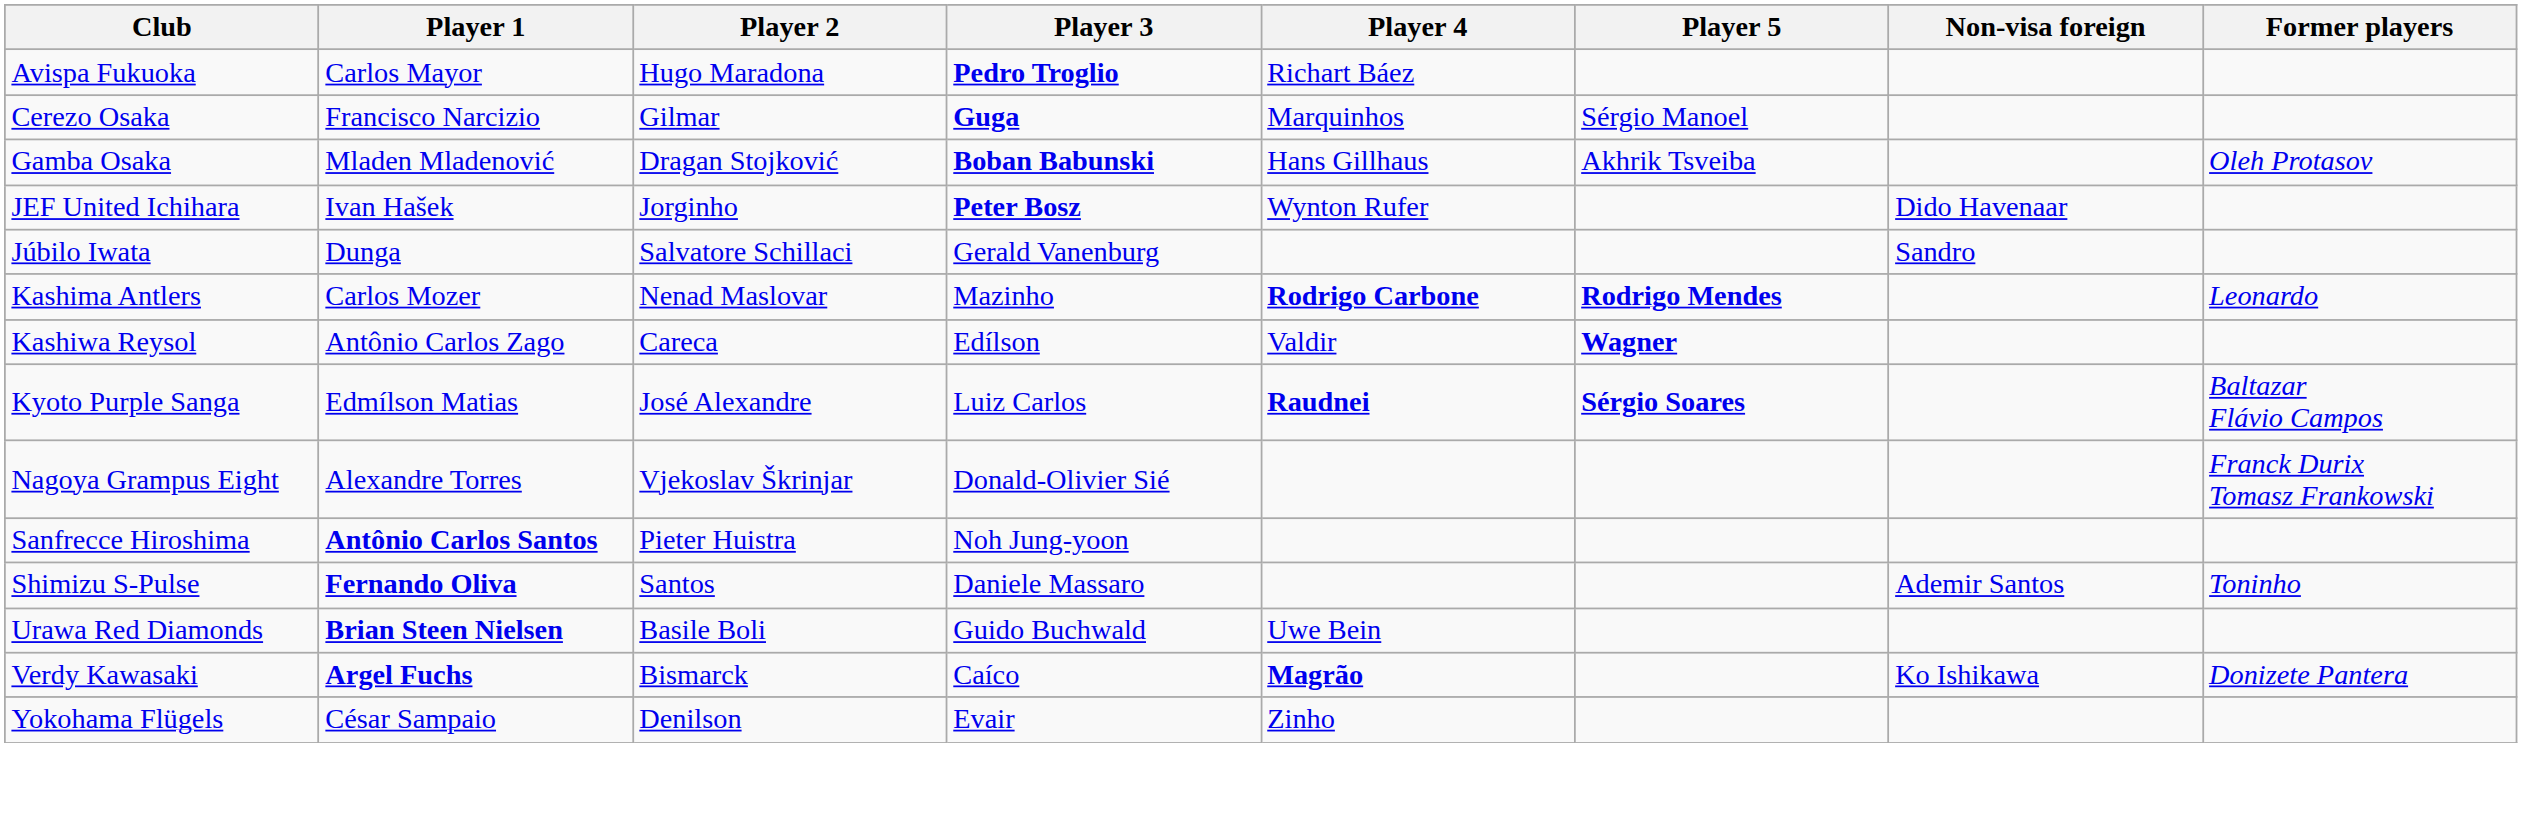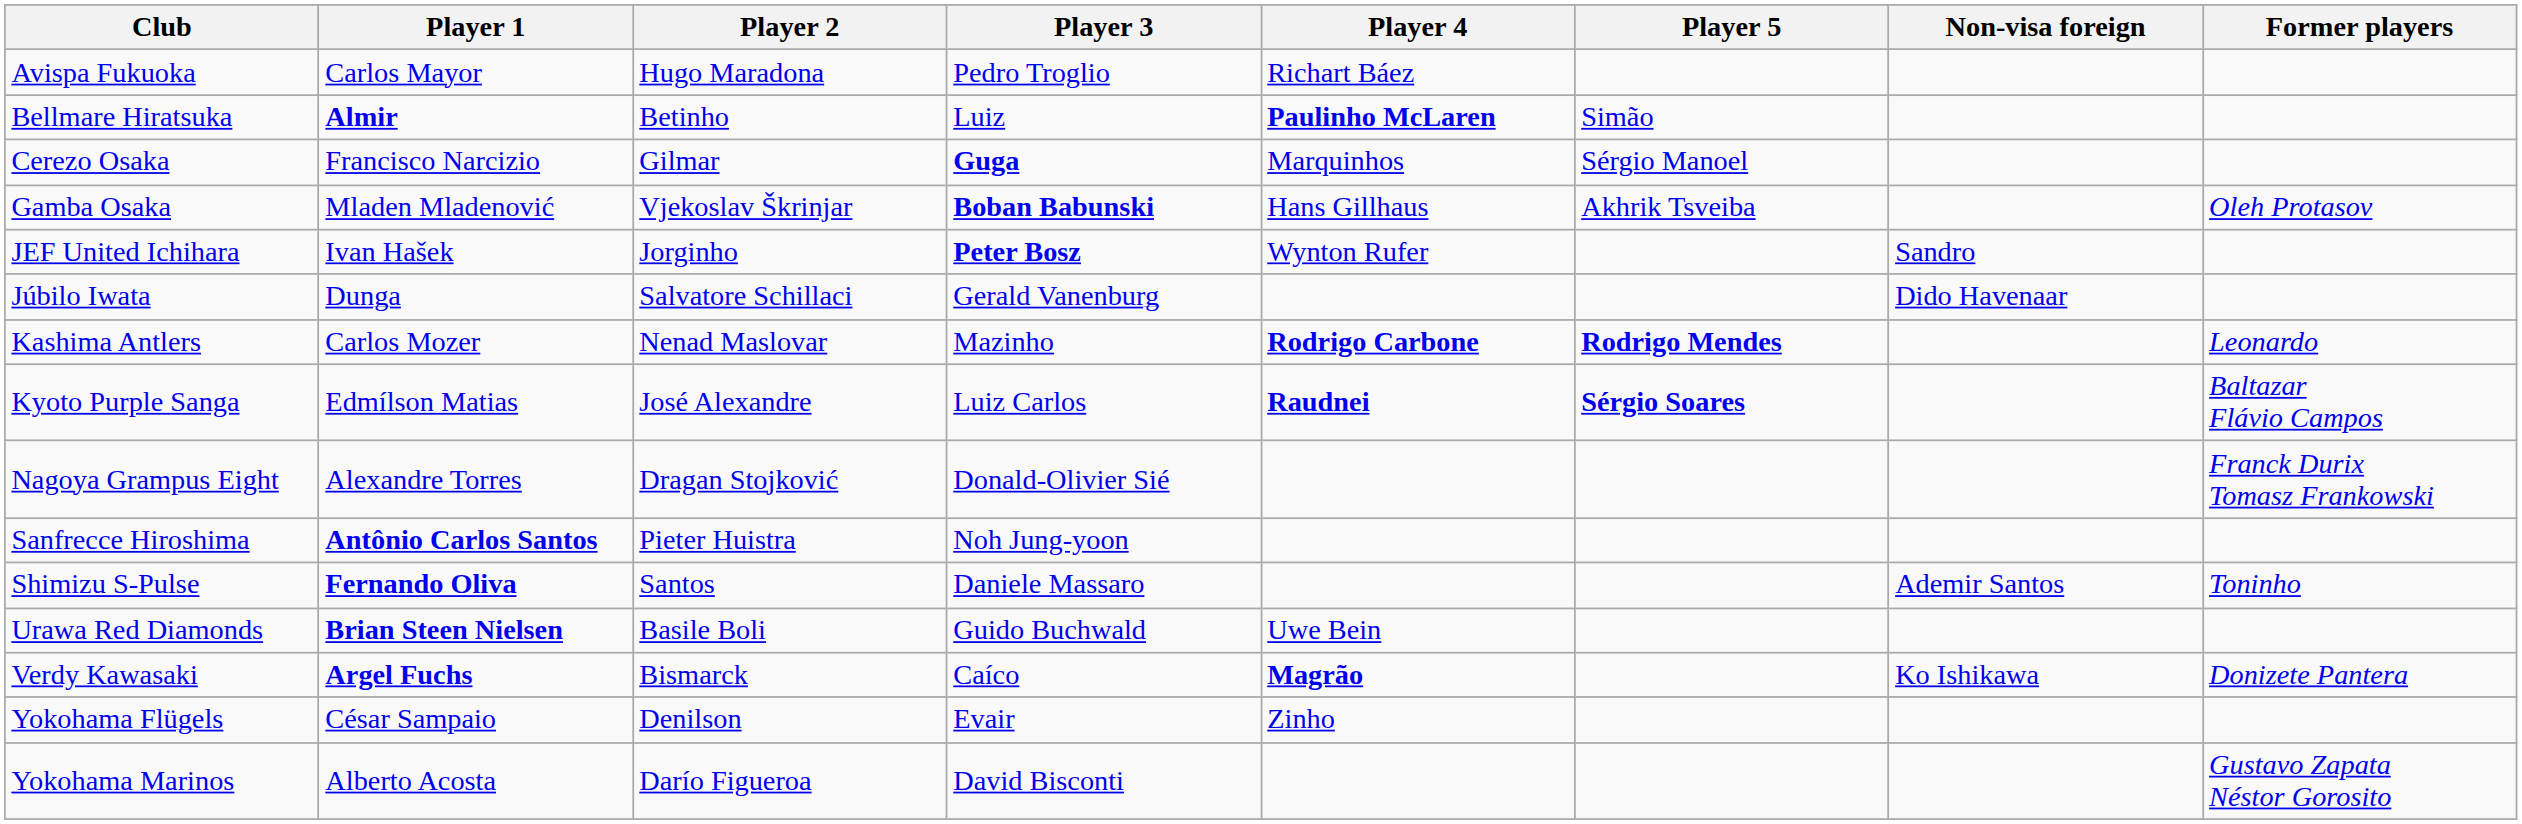(1036, 71) bold -> (1032, 71) normal
+ row: (122, 116)
(739, 161) Dragan Stojković -> (746, 206) Vjekoslav Škrinjar
(1981, 206) Dido Havenaar -> (1935, 251) Sandro
(1935, 251) Sandro -> (1981, 296) Dido Havenaar
- row: (104, 341)
(746, 478) Vjekoslav Škrinjar -> (739, 478) Dragan Stojković
+ row: (123, 780)
